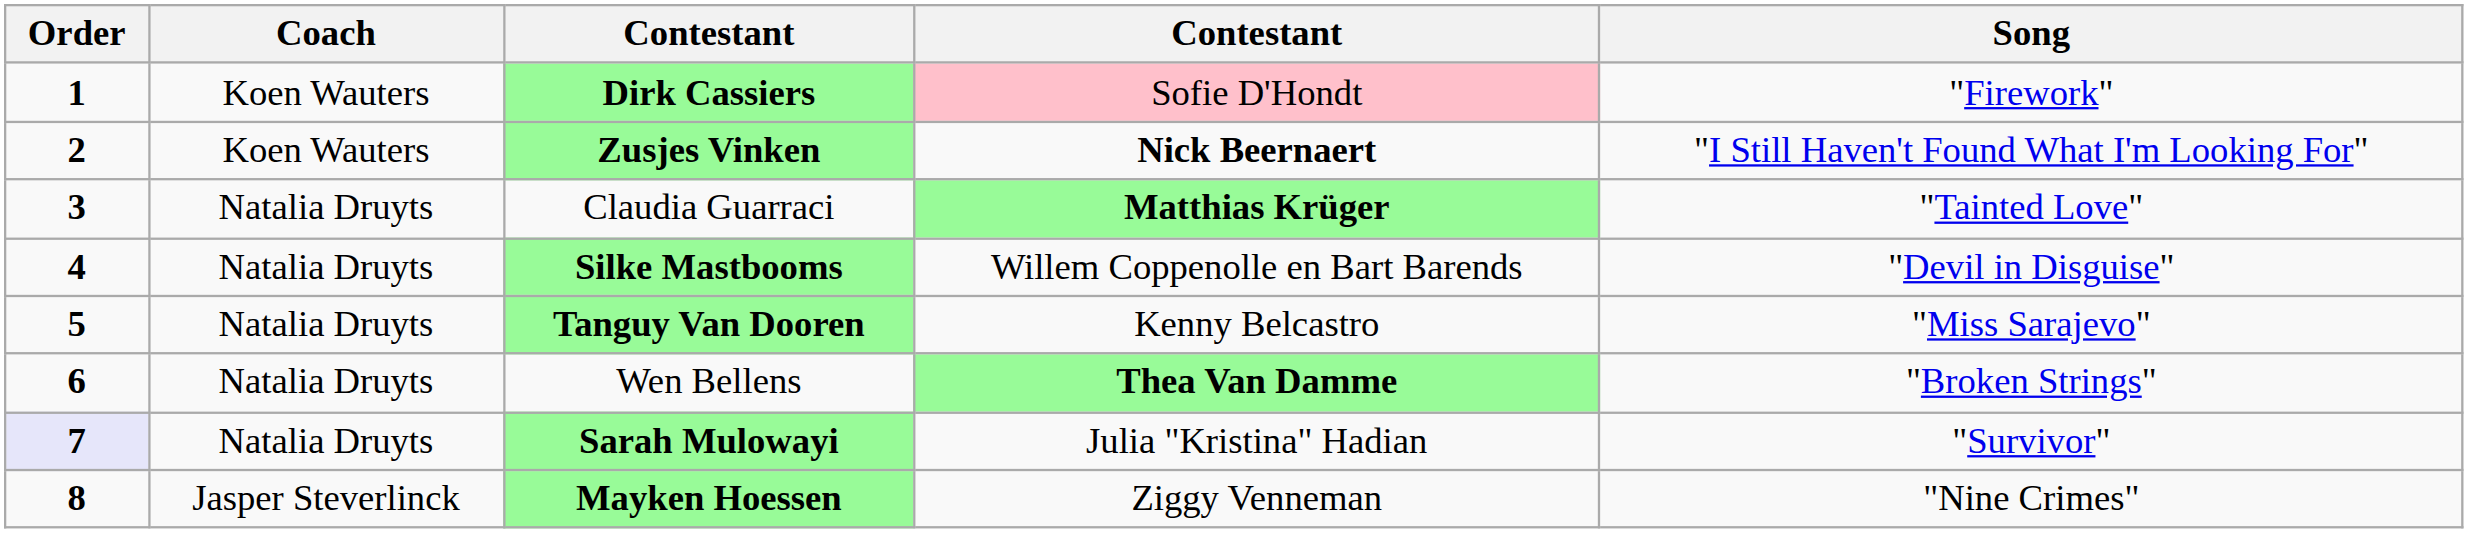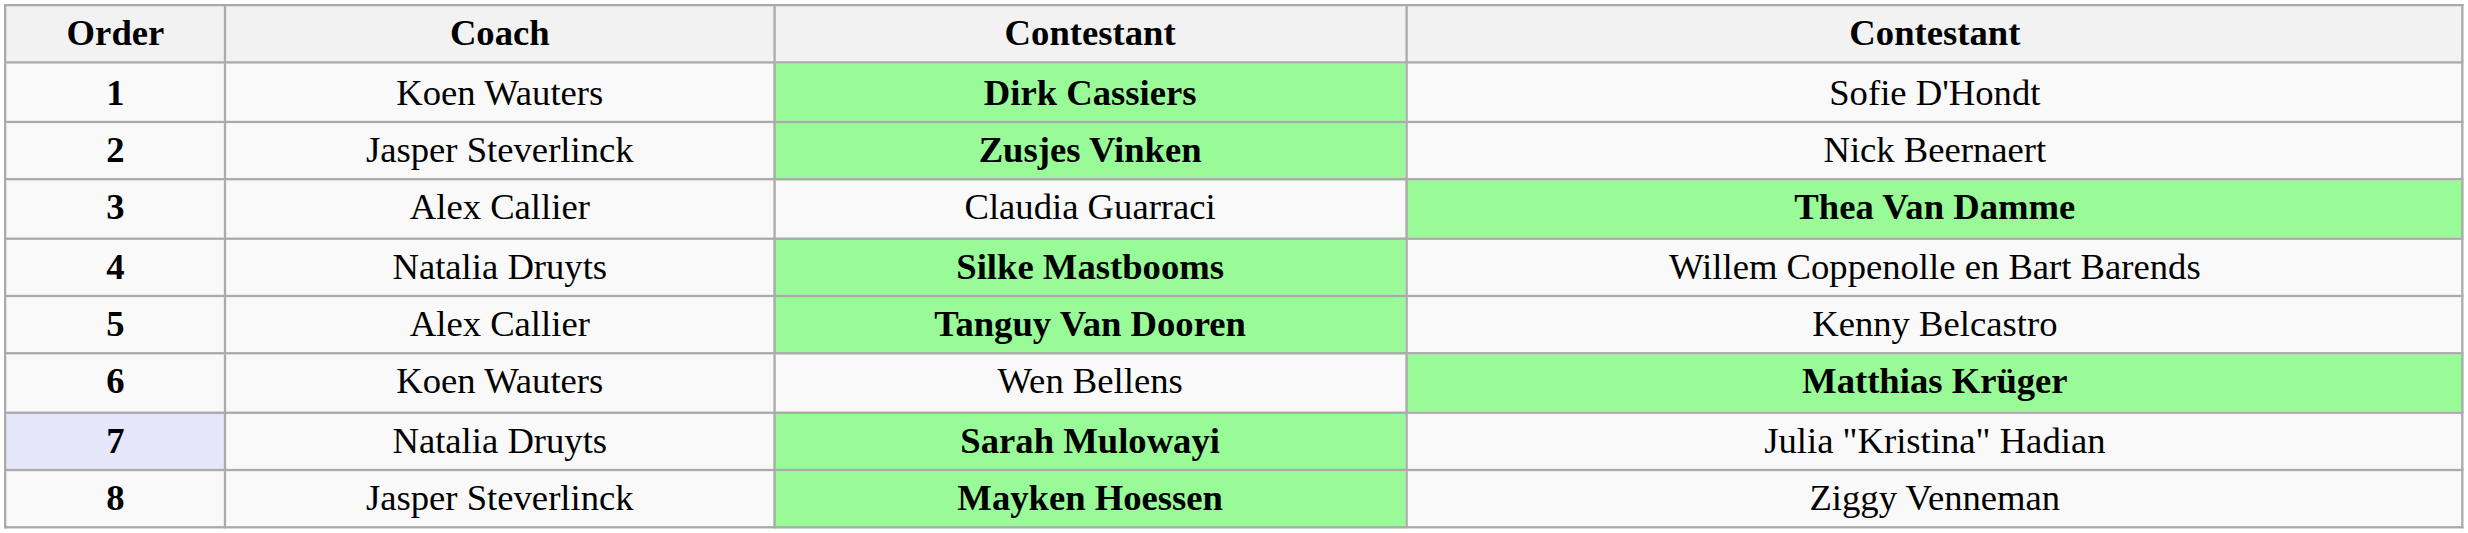- column: (2031, 33)
(1257, 91) pink background -> (1935, 91) no background
(326, 149) Koen Wauters -> (500, 149) Jasper Steverlinck
(1257, 149) bold -> (1935, 149) normal
(326, 207) Natalia Druyts -> (500, 207) Alex Callier
(1257, 207) Matthias Krüger -> (1935, 207) Thea Van Damme
(326, 324) Natalia Druyts -> (500, 324) Alex Callier
(326, 382) Natalia Druyts -> (500, 382) Koen Wauters
(1257, 382) Thea Van Damme -> (1935, 382) Matthias Krüger
